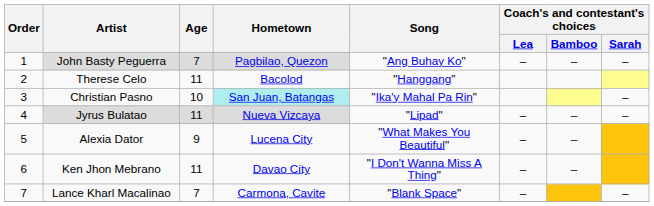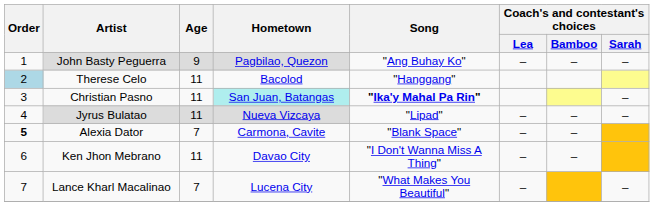(196, 61) 7 -> (196, 61) 9
(24, 79) no background -> (24, 79) lightblue background
(196, 97) 10 -> (196, 97) 11
(424, 97) normal -> (424, 97) bold
(24, 139) normal -> (24, 132) bold
(196, 139) 9 -> (196, 132) 7
(281, 139) Lucena City -> (281, 132) Carmona, Cavite
(424, 139) "What Makes You Beautiful" -> (424, 132) "Blank Space"
(281, 193) Carmona, Cavite -> (281, 187) Lucena City
(424, 193) "Blank Space" -> (424, 187) "What Makes You Beautiful"
